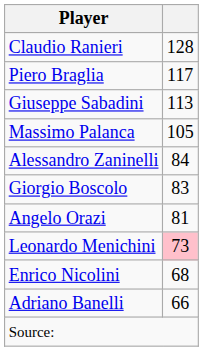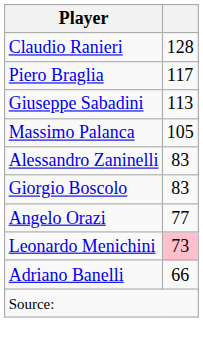(180, 160) 84 -> (180, 160) 83
(180, 217) 81 -> (180, 217) 77
- row: (64, 274)
